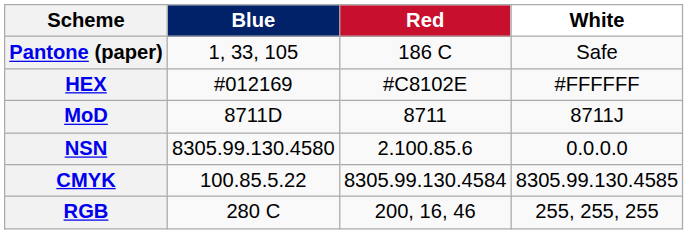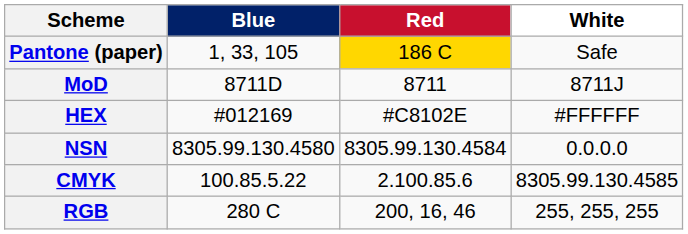(425, 52) no background -> (425, 52) gold background
rows swapped: (86, 84) <-> (86, 116)
(425, 148) 2.100.85.6 -> (425, 148) 8305.99.130.4584
(425, 180) 8305.99.130.4584 -> (425, 180) 2.100.85.6
